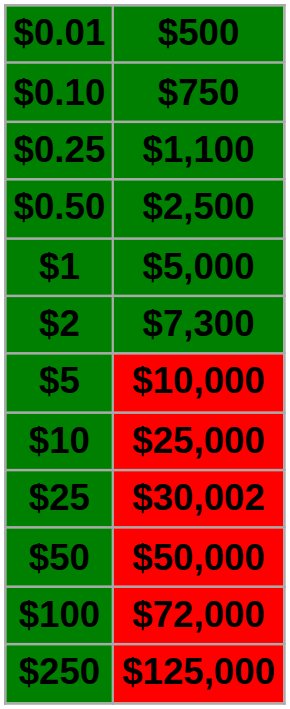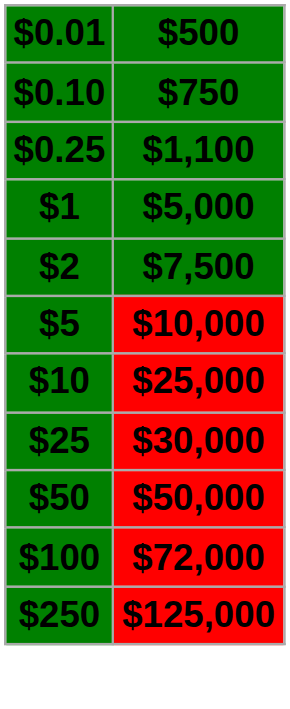- row: (59, 207)
(199, 324) $7,300 -> (199, 265) $7,500
(199, 498) $30,002 -> (199, 440) $30,000
